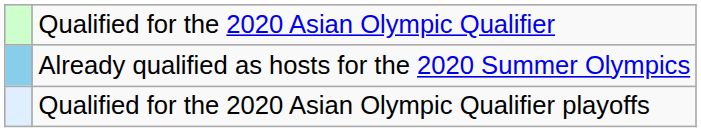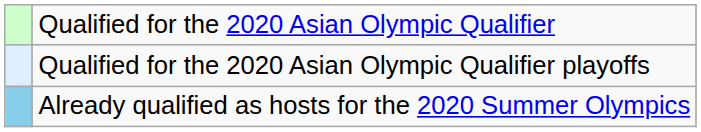rows swapped: (344, 106) <-> (364, 65)
